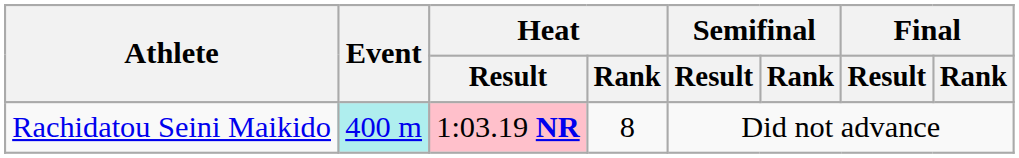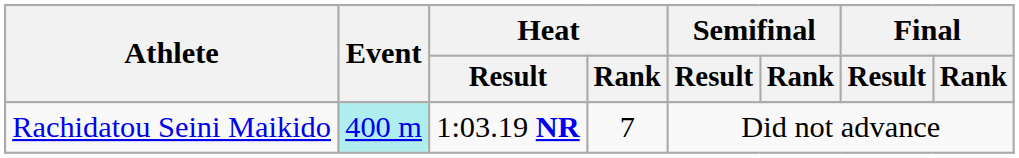(508, 127) pink background -> (508, 127) no background
(627, 127) 8 -> (627, 127) 7
